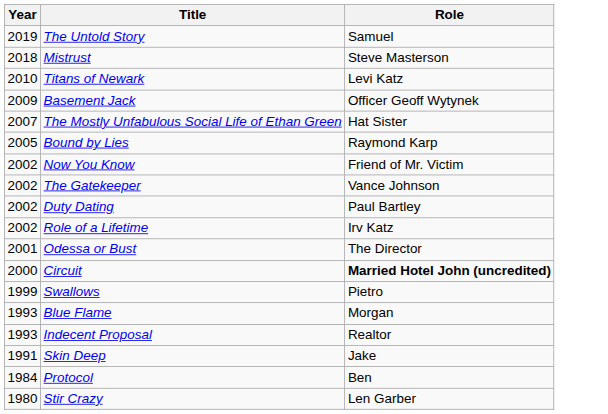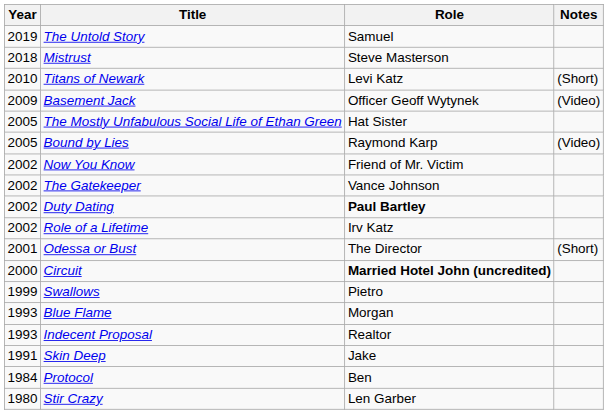+ column: (579, 15)
(22, 121) 2007 -> (22, 121) 2005
(384, 206) normal -> (387, 206) bold
